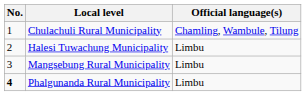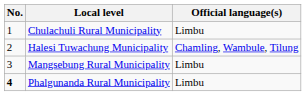(237, 30) Chamling, Wambule, Tilung -> (189, 30) Limbu
(189, 47) Limbu -> (237, 47) Chamling, Wambule, Tilung
